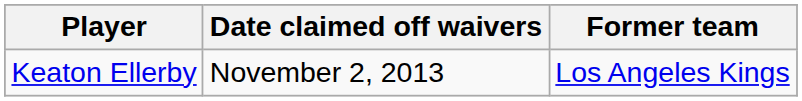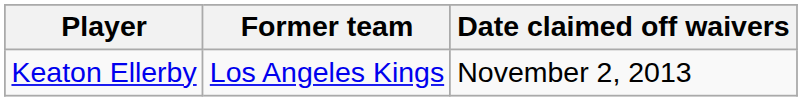columns swapped: (673, 27) <-> (376, 27)
